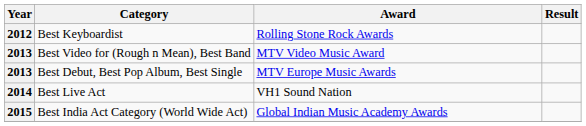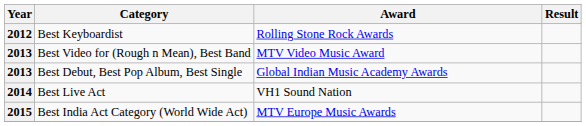(326, 72) MTV Europe Music Awards -> (352, 72) Global Indian Music Academy Awards
(352, 111) Global Indian Music Academy Awards -> (326, 111) MTV Europe Music Awards
